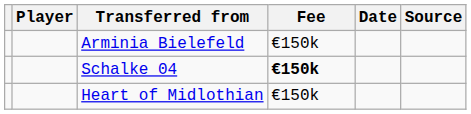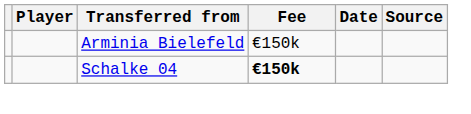- row: (172, 96)
